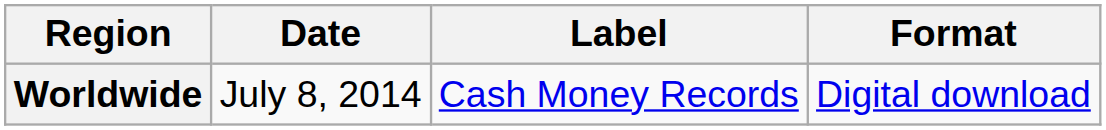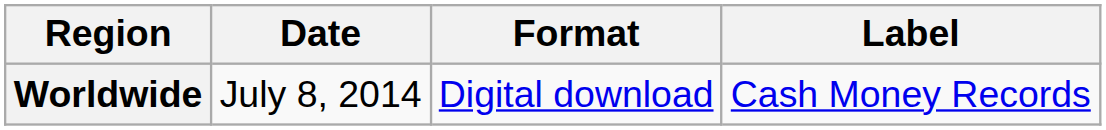columns swapped: (953, 34) <-> (619, 34)
